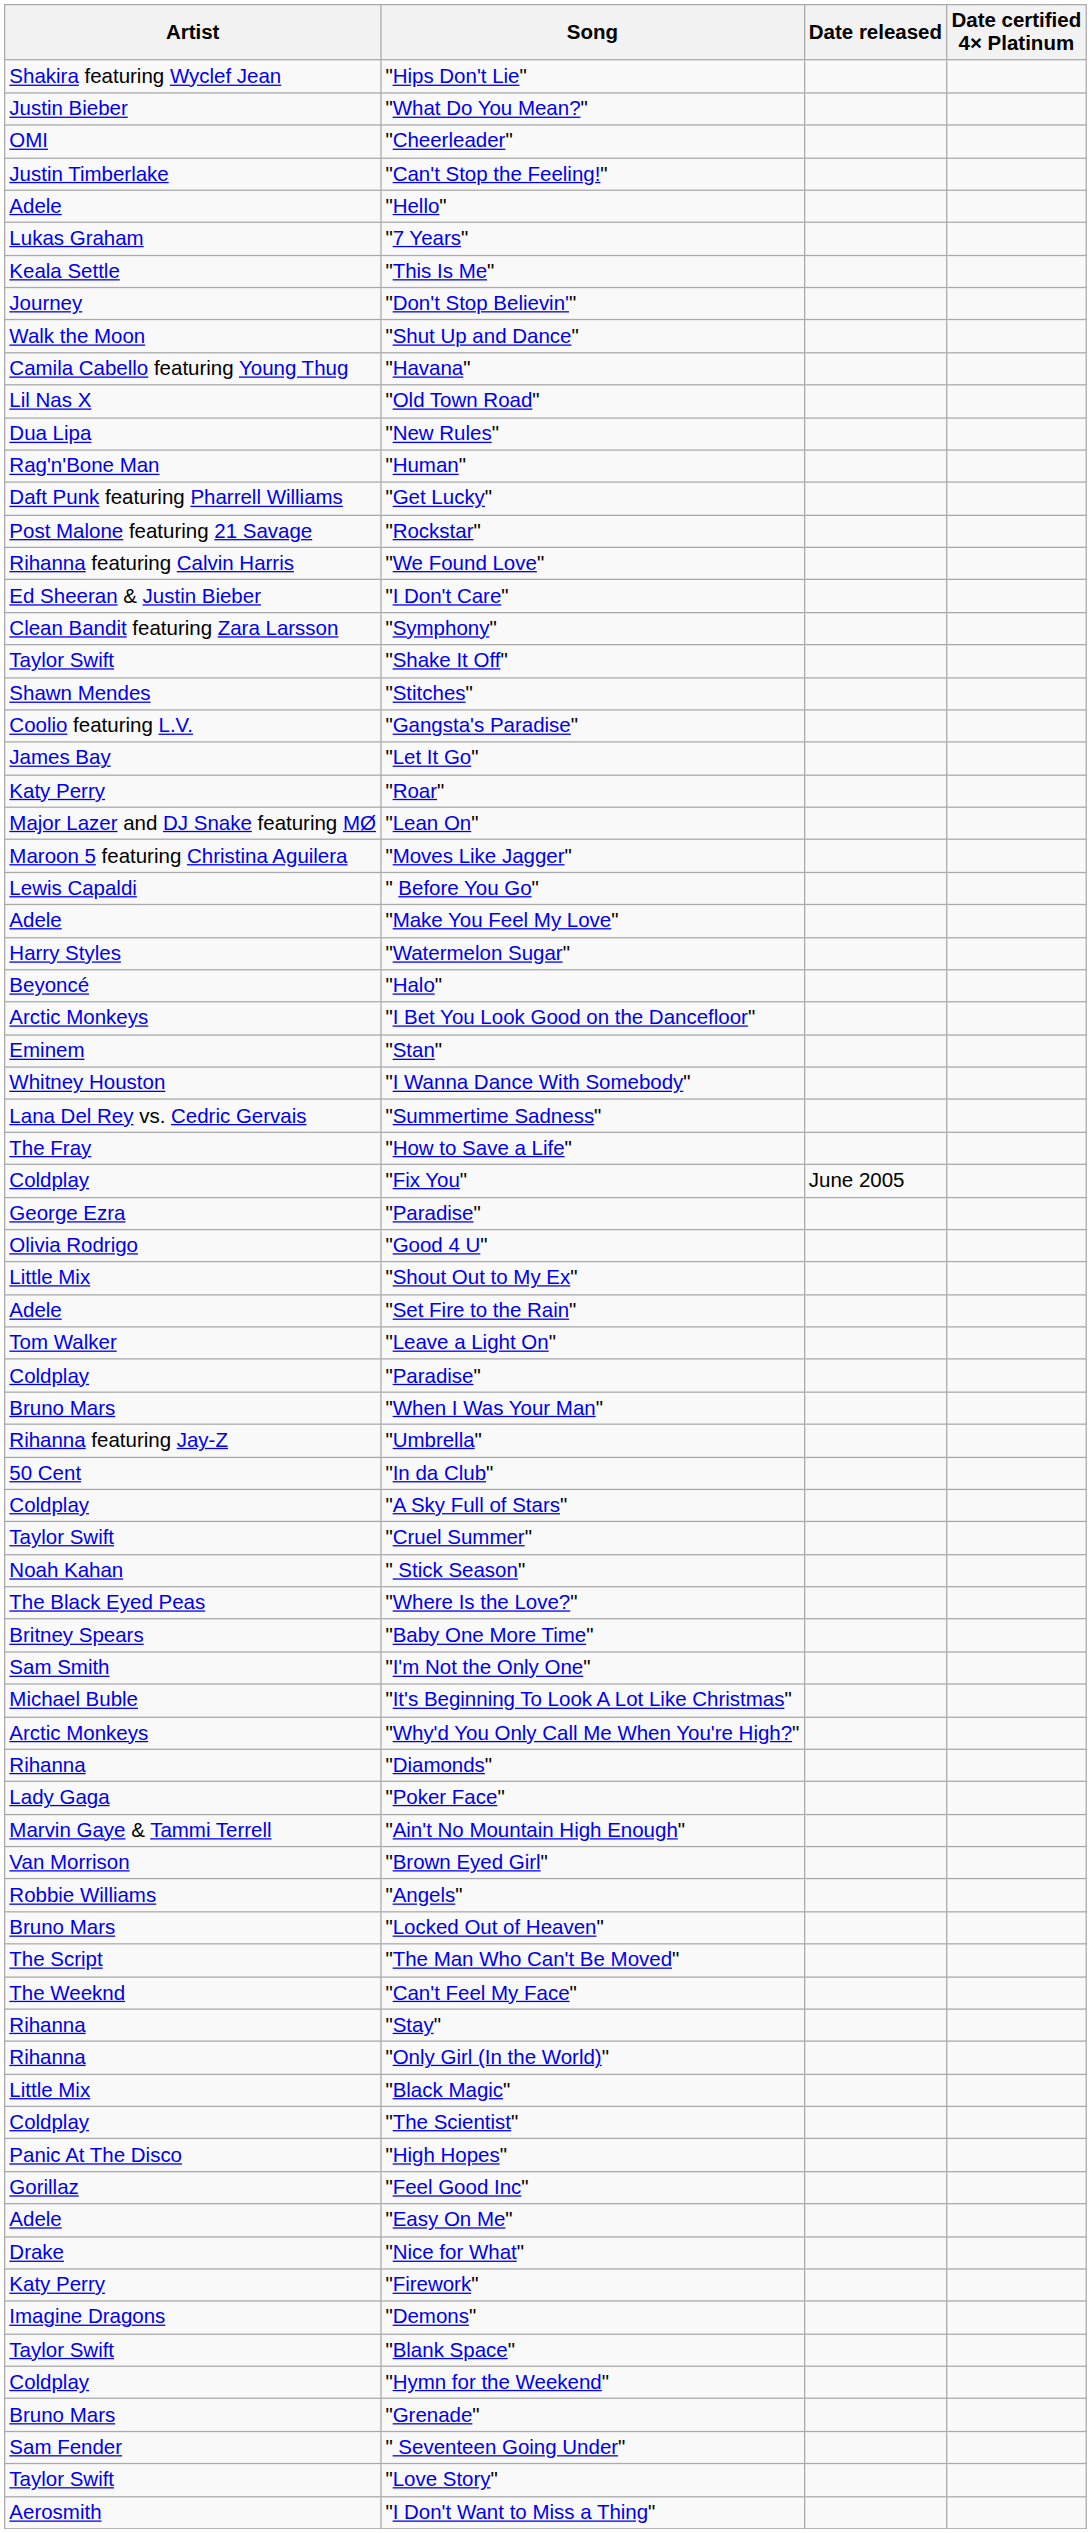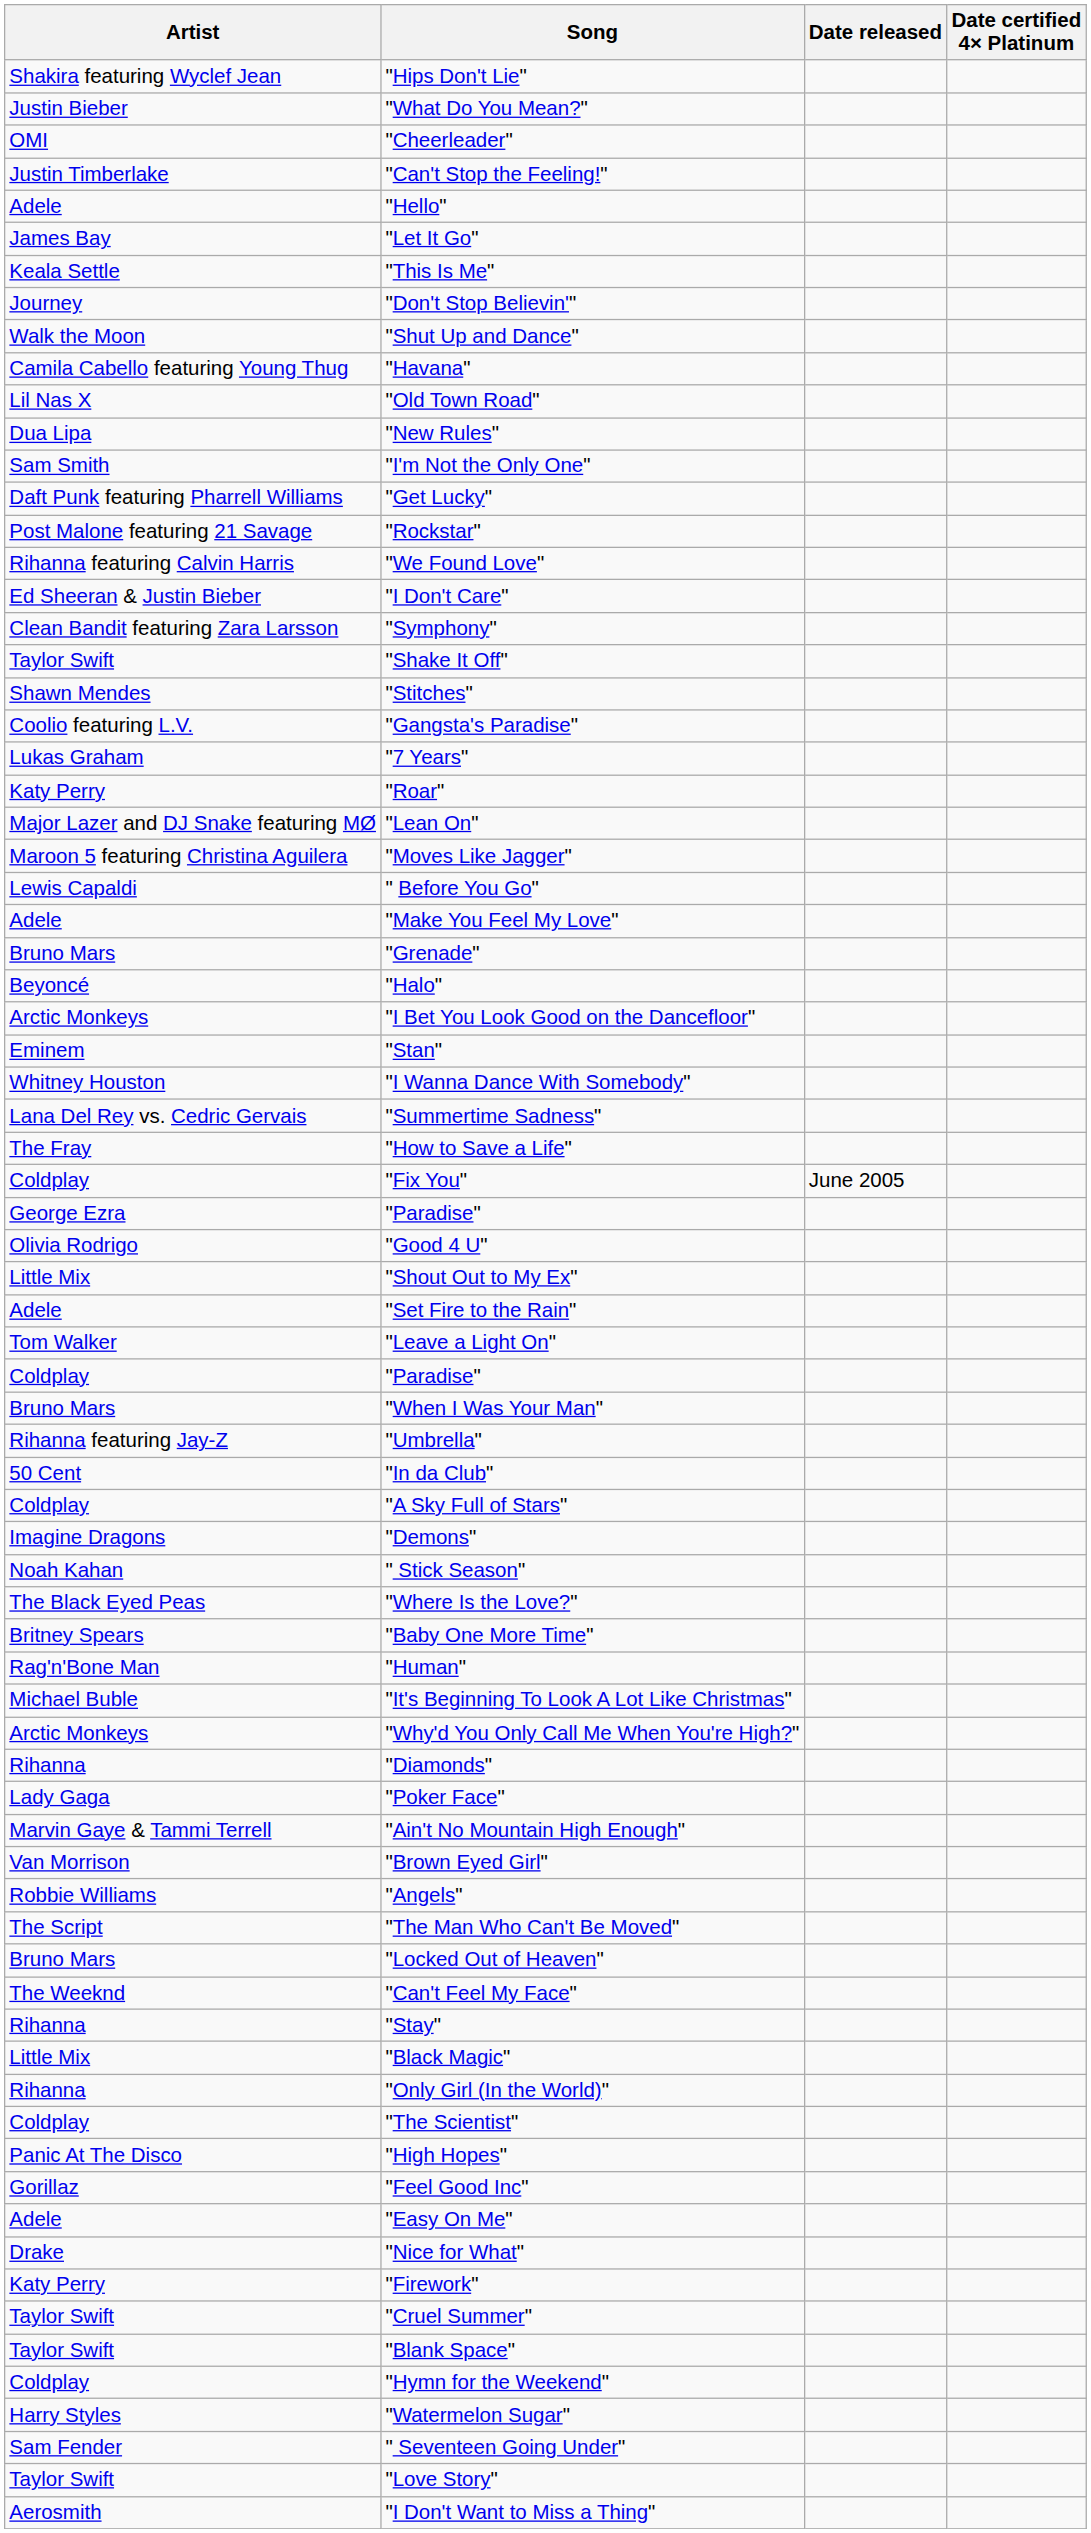rows swapped: (77, 238) <-> (60, 758)
rows swapped: (84, 466) <-> (59, 1667)
rows swapped: (65, 953) <-> (62, 2414)
rows swapped: (87, 2317) <-> (62, 1537)
rows swapped: (62, 1927) <-> (56, 1960)
rows swapped: (50, 2090) <-> (48, 2057)
